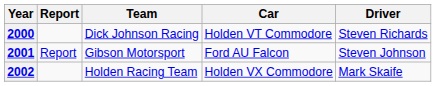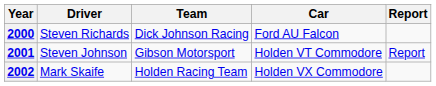columns swapped: (383, 14) <-> (59, 14)
(268, 33) Holden VT Commodore -> (297, 33) Ford AU Falcon
(247, 53) Ford AU Falcon -> (318, 53) Holden VT Commodore
